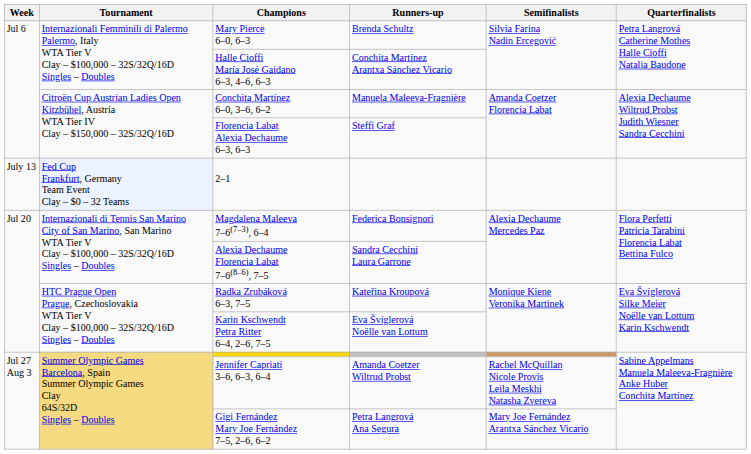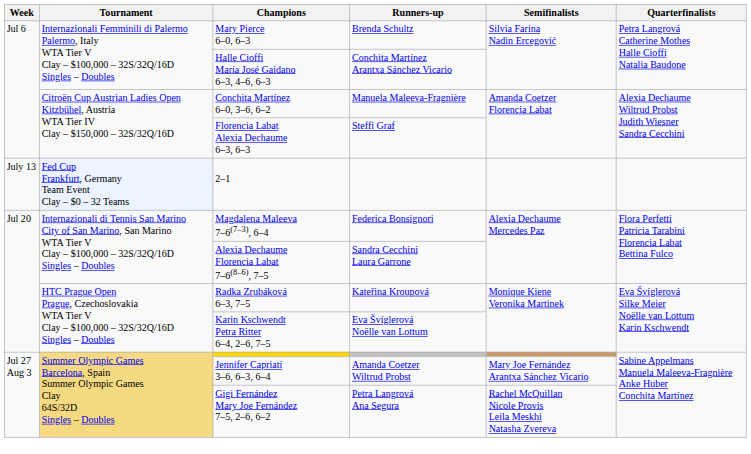(526, 383) Rachel McQuillan Nicole Provis Leila Meskhi Natasha Zvereva -> (539, 371) Mary Joe Fernández Arantxa Sánchez Vicario
(539, 423) Mary Joe Fernández Arantxa Sánchez Vicario -> (526, 411) Rachel McQuillan Nicole Provis Leila Meskhi Natasha Zvereva
